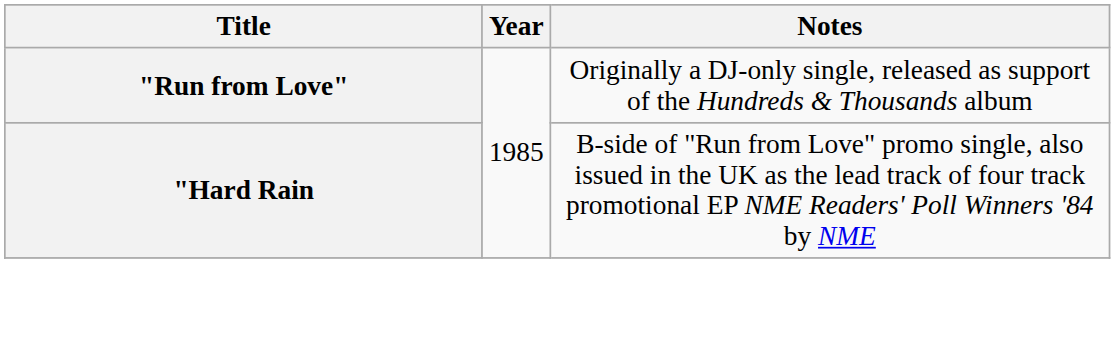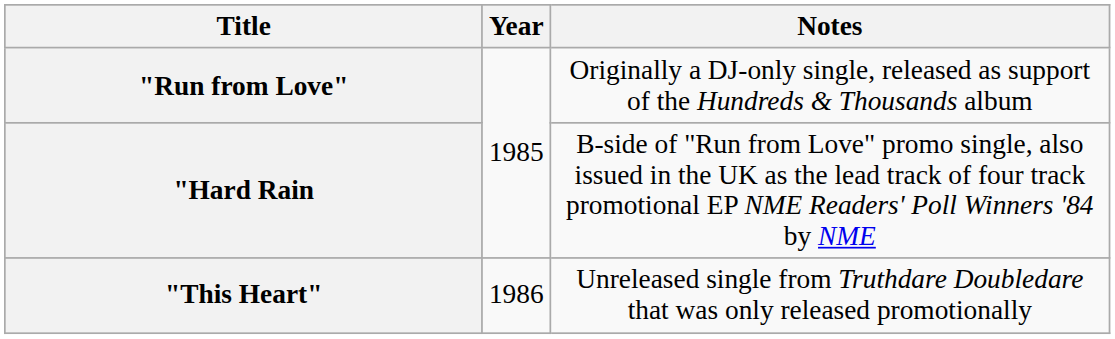+ row: (244, 294)
